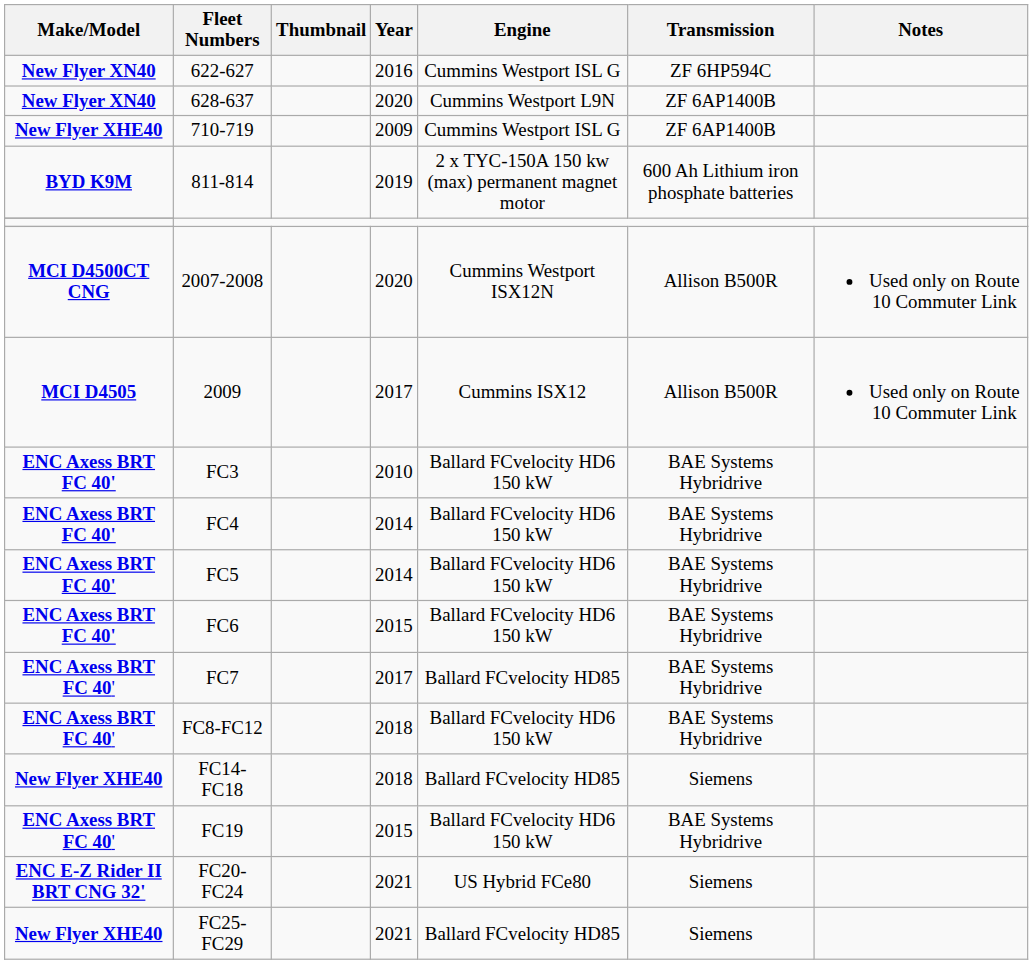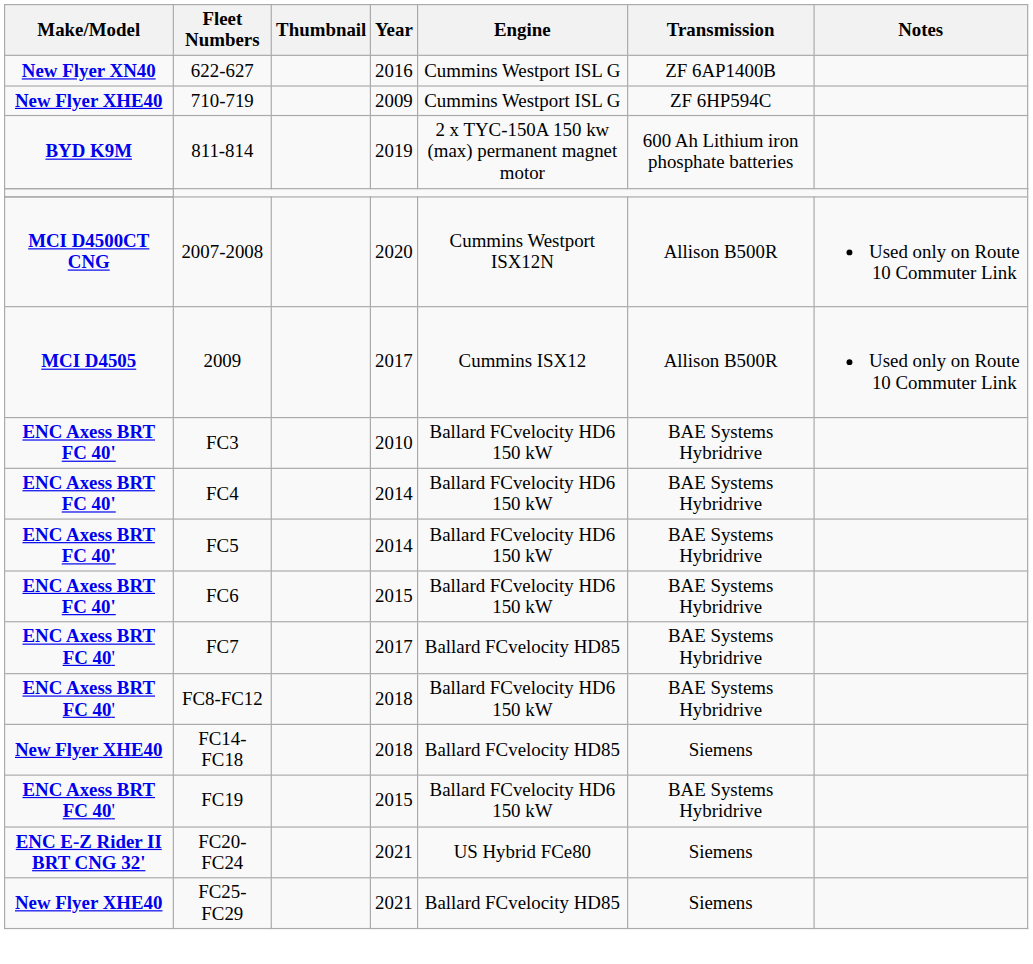(721, 70) ZF 6HP594C -> (721, 70) ZF 6AP1400B
- row: (222, 100)
(721, 130) ZF 6AP1400B -> (721, 100) ZF 6HP594C
